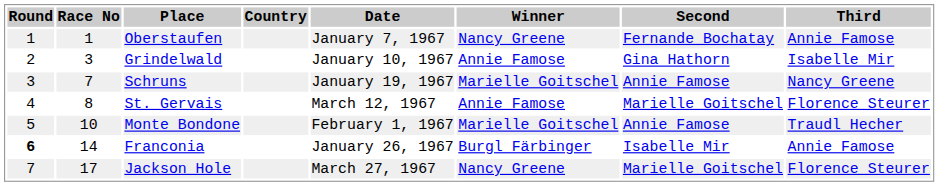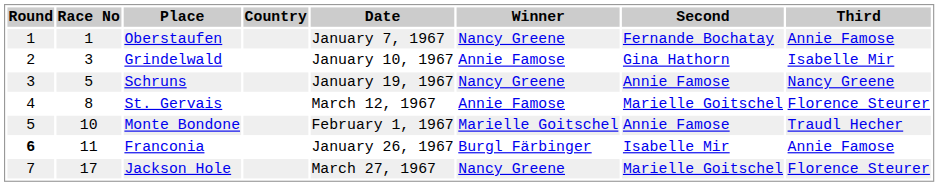(89, 82) 7 -> (89, 82) 5
(538, 82) Marielle Goitschel -> (512, 82) Nancy Greene
(89, 147) 14 -> (89, 147) 11
